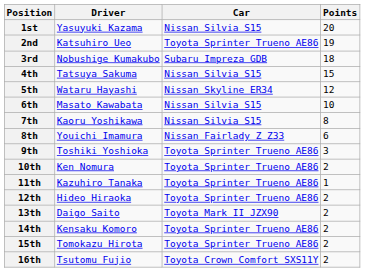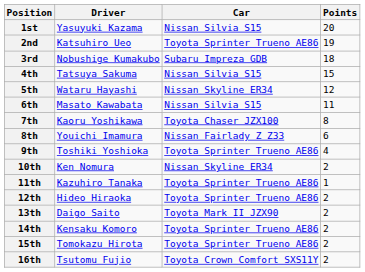(329, 105) 10 -> (329, 105) 11
(213, 120) Nissan Silvia S15 -> (221, 120) Toyota Chaser JZX100
(326, 151) 3 -> (326, 151) 4
(241, 167) Toyota Sprinter Trueno AE86 -> (219, 167) Nissan Skyline ER34
